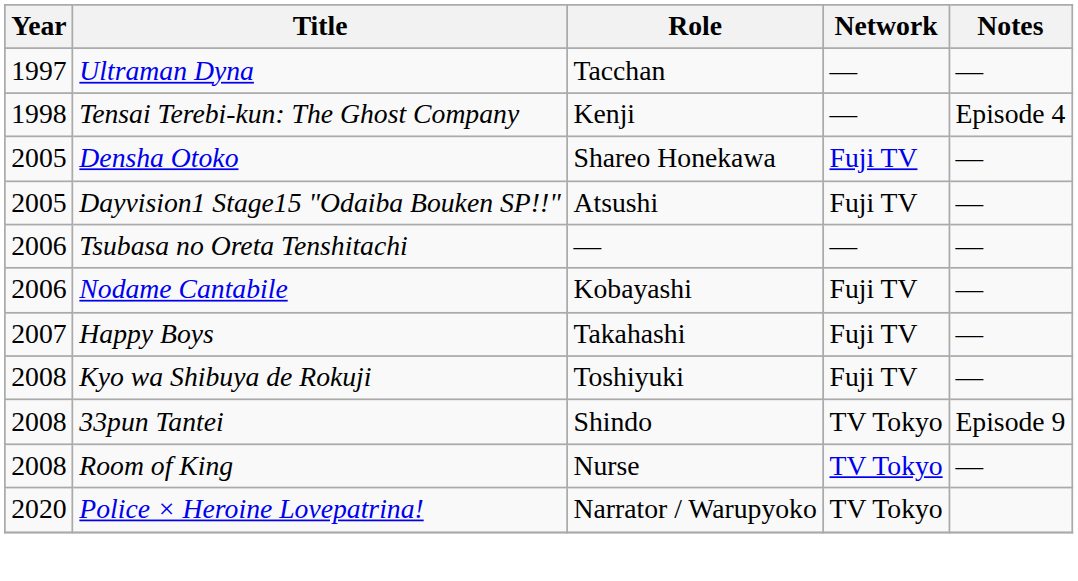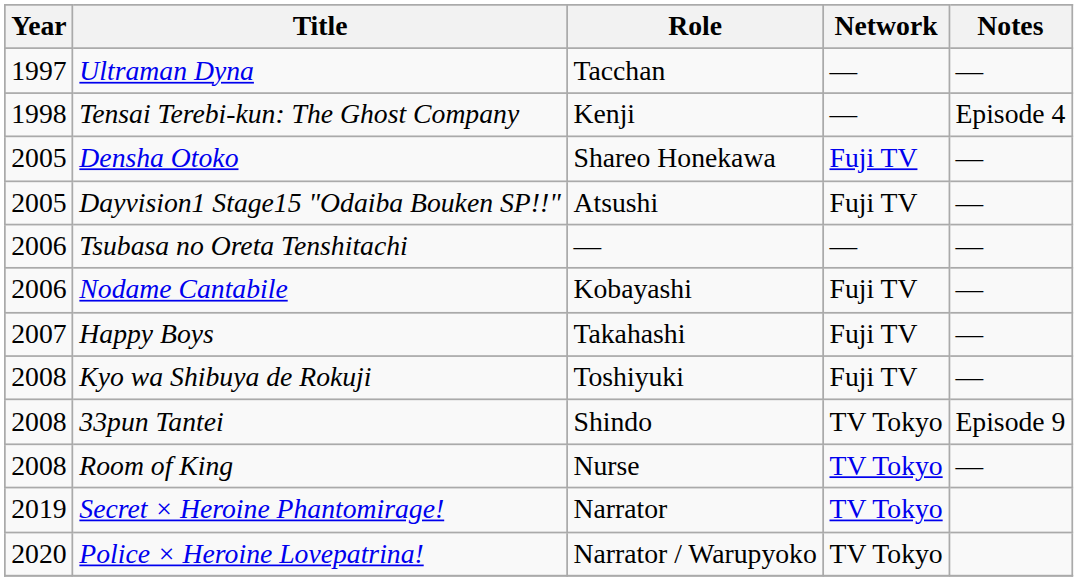+ row: (262, 509)
